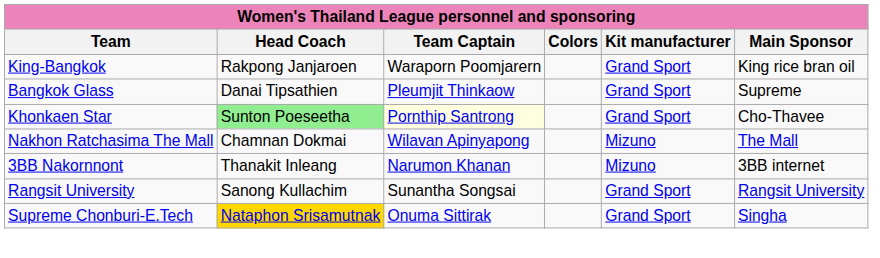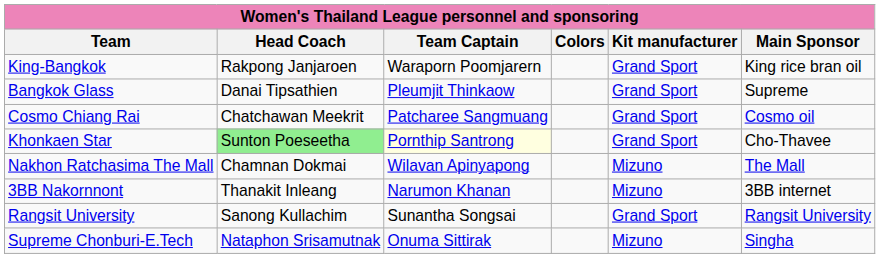+ row: (74, 116)
(300, 215) gold background -> (300, 240) no background
(648, 215) Grand Sport -> (637, 240) Mizuno
